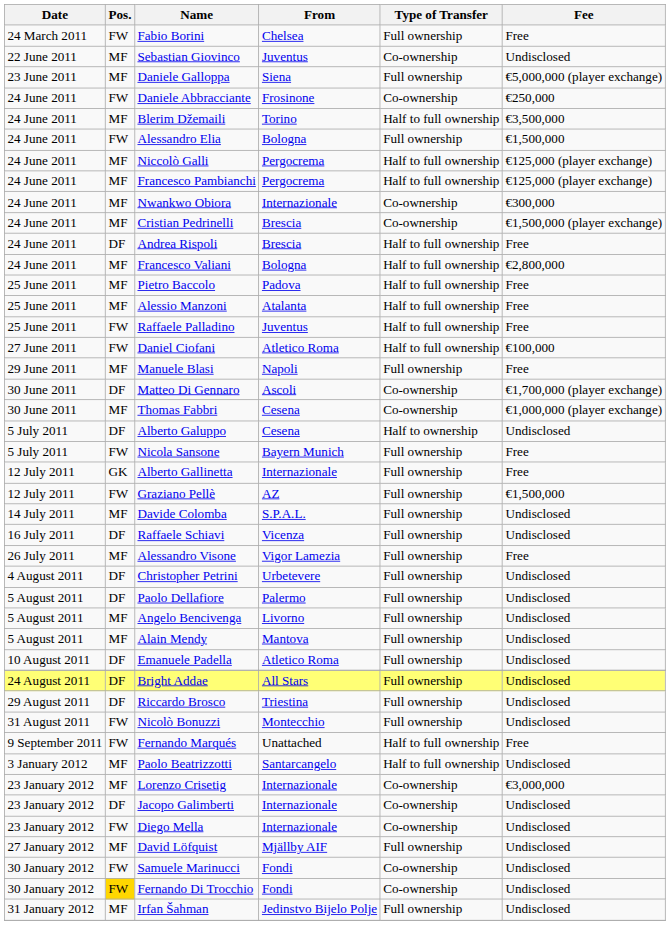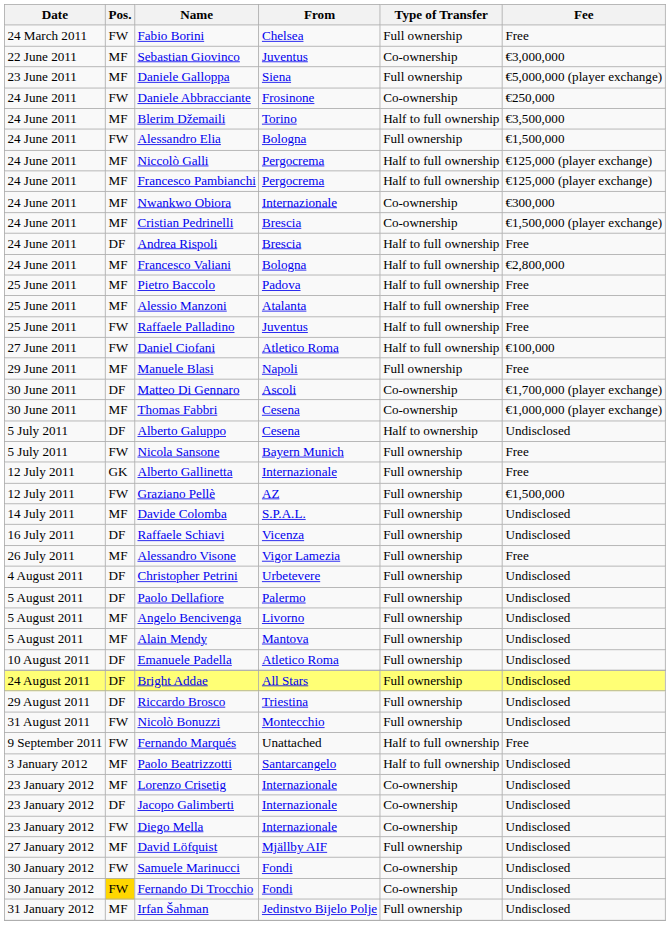(538, 56) Undisclosed -> (535, 56) €3,000,000
(535, 784) €3,000,000 -> (538, 784) Undisclosed
